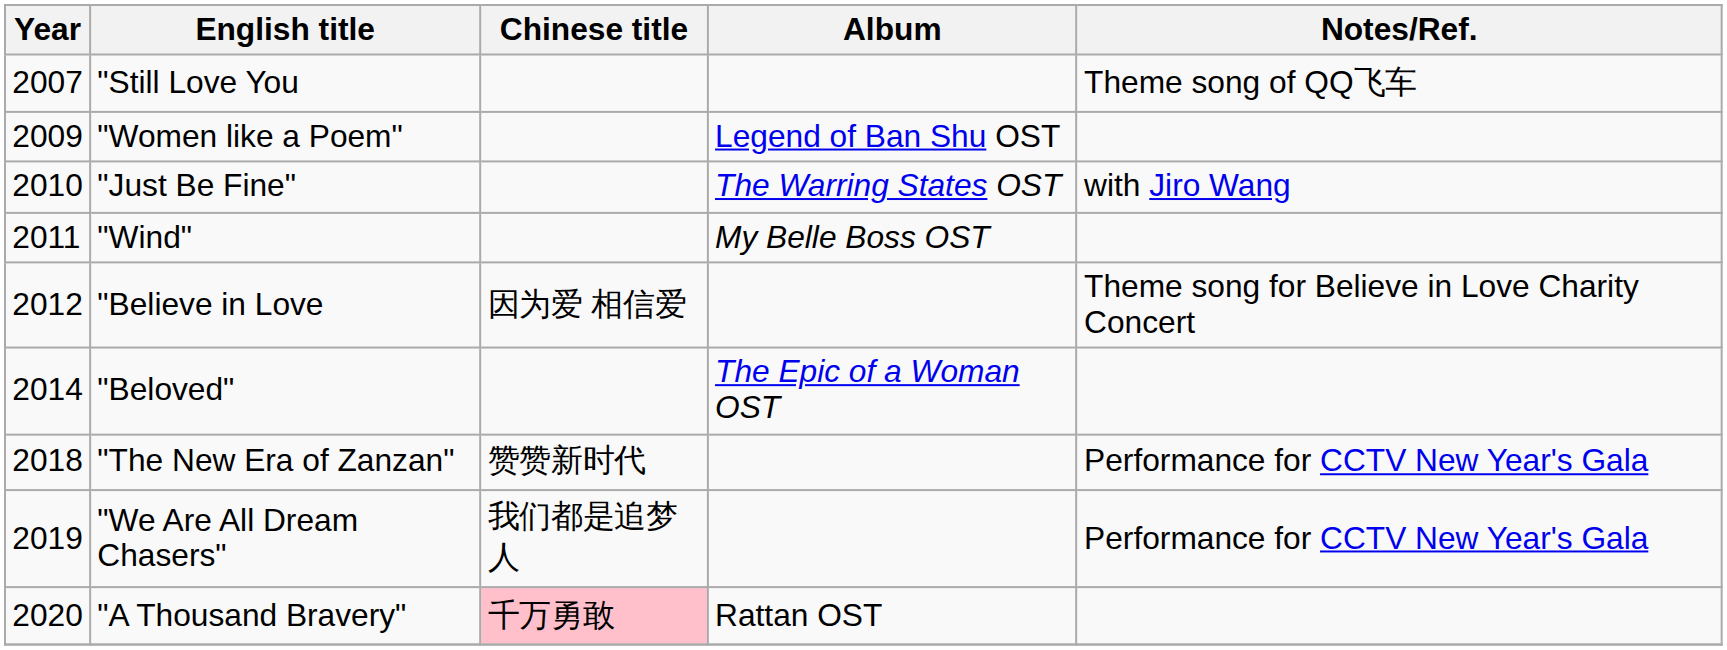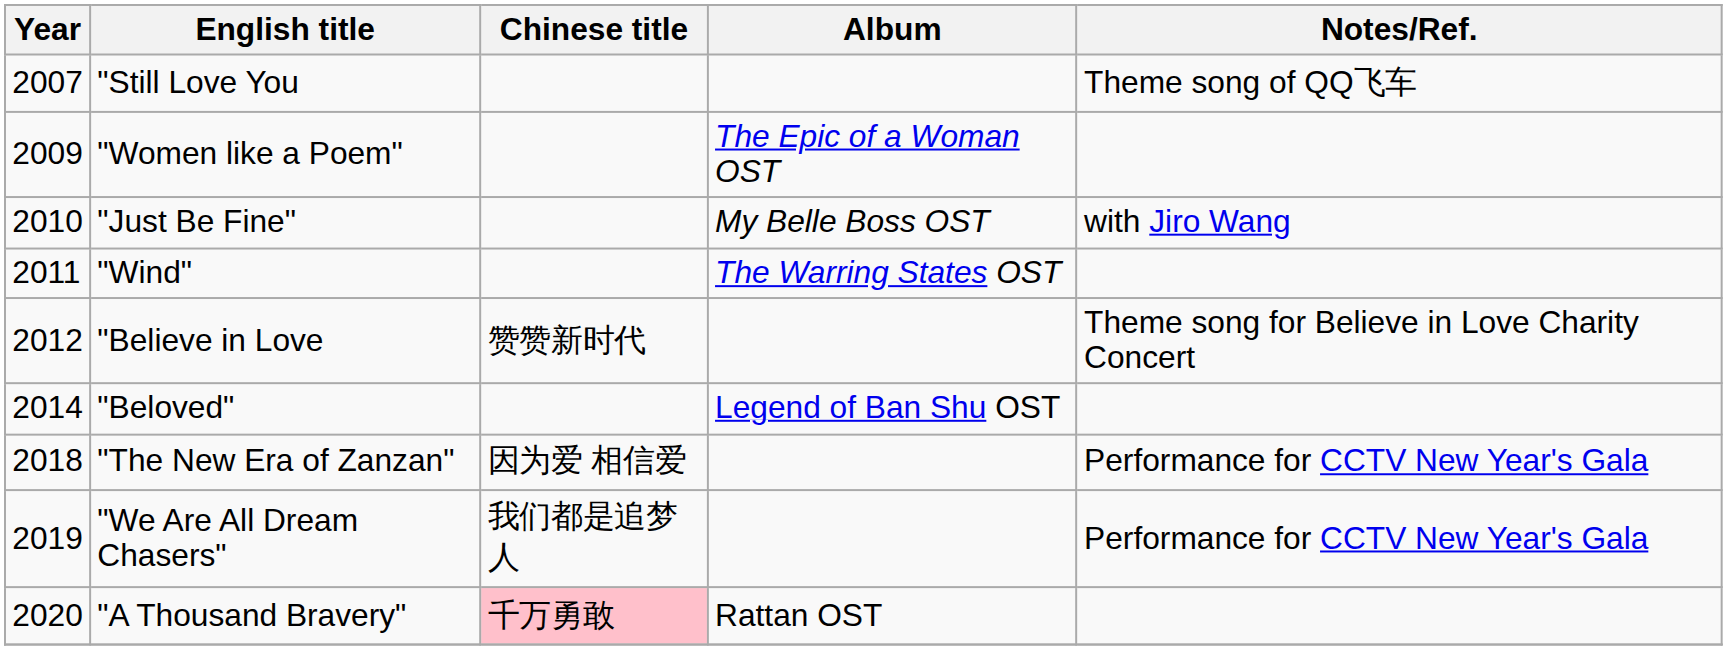(888, 136) Legend of Ban Shu OST -> (867, 153) The Epic of a Woman OST
(888, 186) The Warring States OST -> (852, 221) My Belle Boss OST
(852, 236) My Belle Boss OST -> (888, 272) The Warring States OST
(587, 303) 因为爱 相信爱 -> (567, 339) 赞赞新时代
(867, 390) The Epic of a Woman OST -> (888, 408) Legend of Ban Shu OST
(567, 460) 赞赞新时代 -> (587, 460) 因为爱 相信爱
